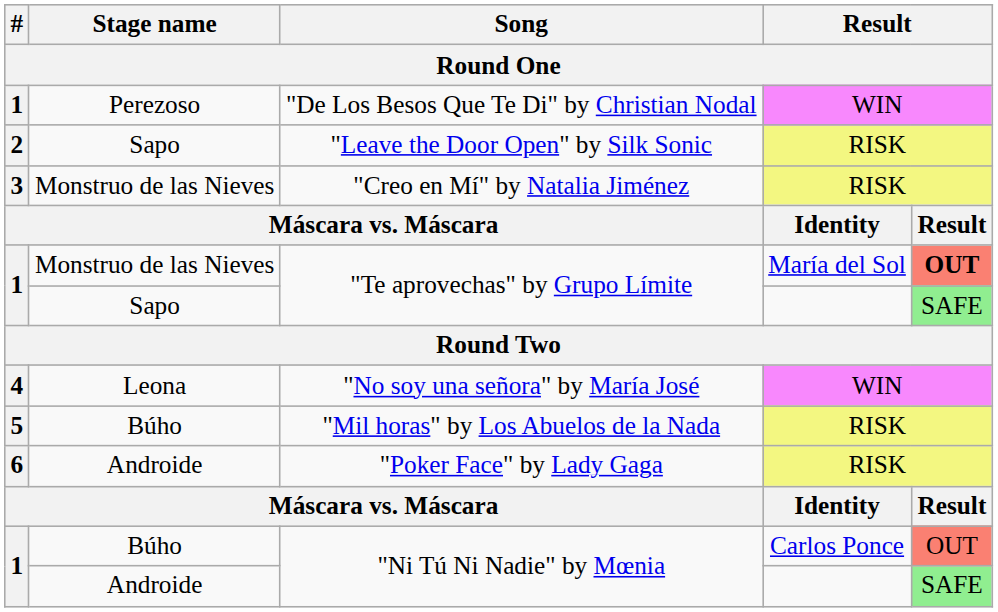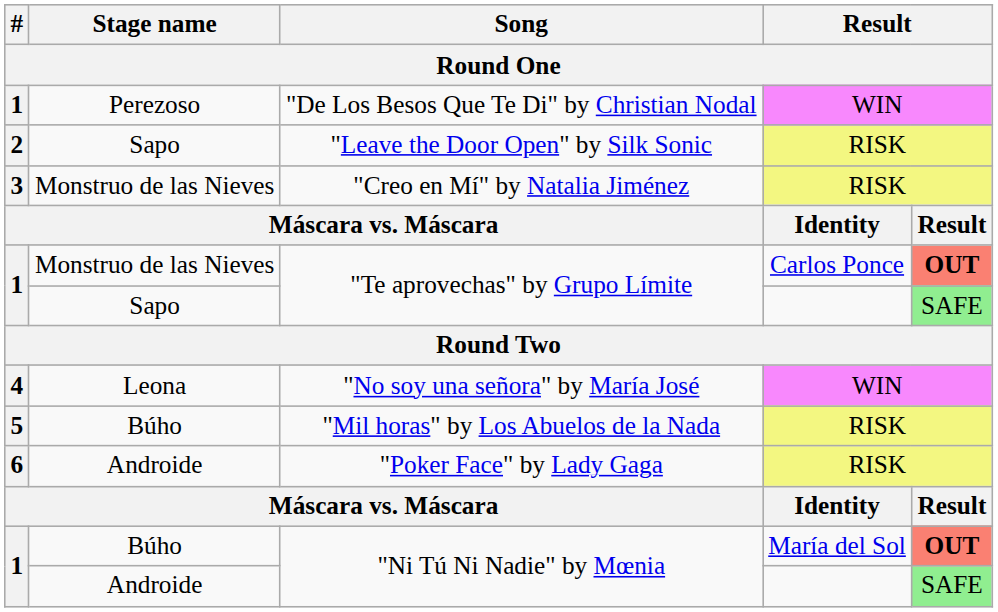(837, 265) María del Sol -> (837, 265) Carlos Ponce
(837, 545) Carlos Ponce -> (837, 545) María del Sol
(952, 545) normal -> (952, 545) bold
